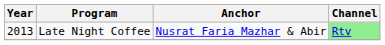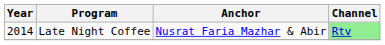(20, 31) 2013 -> (20, 31) 2014
